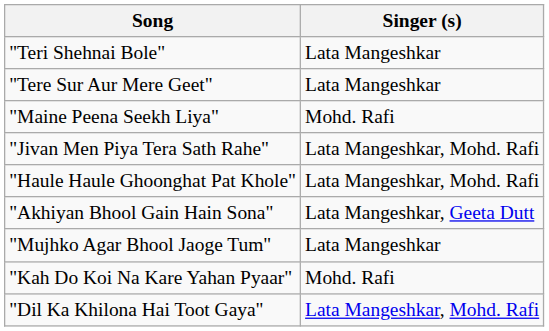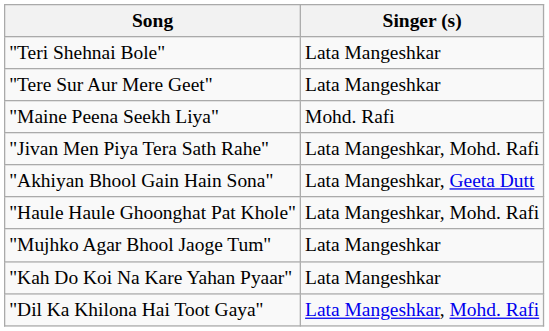rows swapped: (153, 181) <-> (141, 213)
(350, 277) Mohd. Rafi -> (373, 277) Lata Mangeshkar
